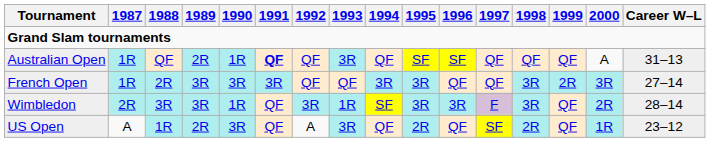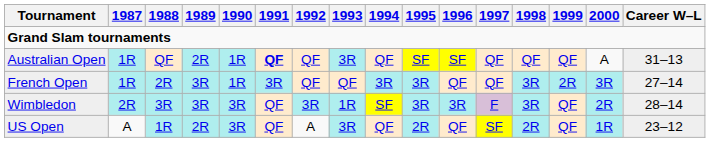(237, 81) 3R -> (237, 81) 1R
(237, 103) 1R -> (237, 103) 3R
